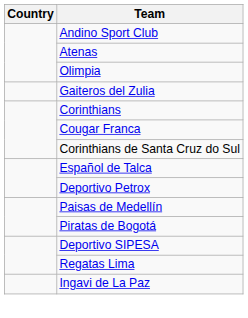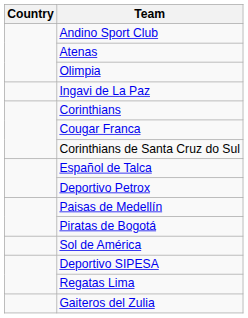rows swapped: (105, 284) <-> (107, 91)
+ row: (100, 245)
